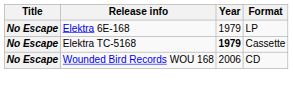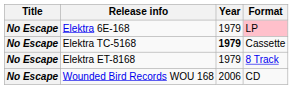(252, 28) no background -> (252, 28) pink background
+ row: (99, 60)
